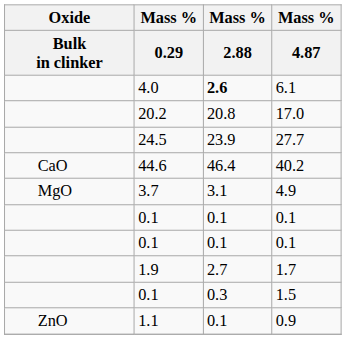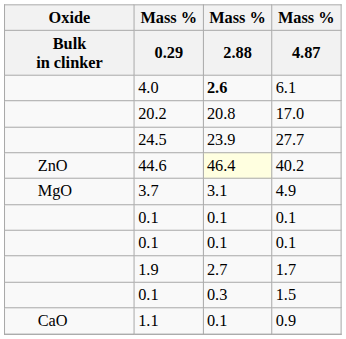(53, 165) CaO -> (53, 165) ZnO
(221, 165) no background -> (221, 165) lightyellow background
(53, 320) ZnO -> (53, 320) CaO
